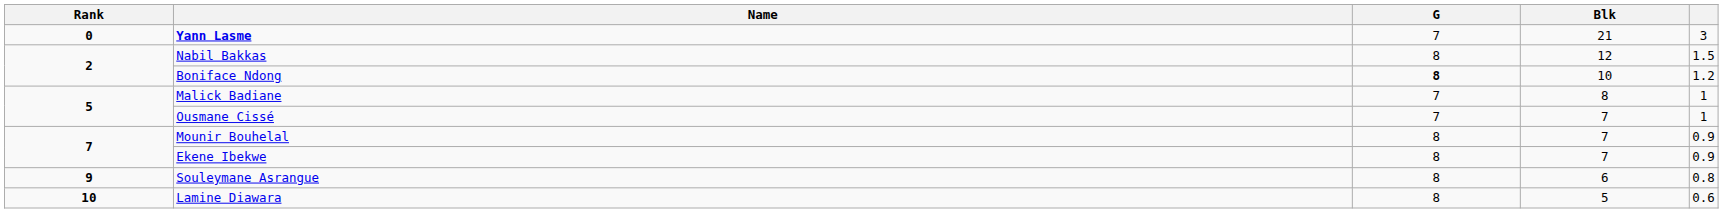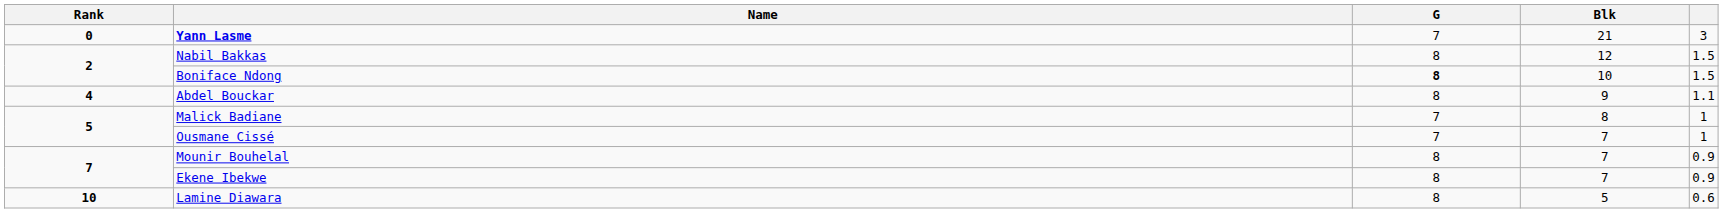(1703, 76) 1.2 -> (1703, 76) 1.5
+ row: (225, 96)
- row: (248, 177)
